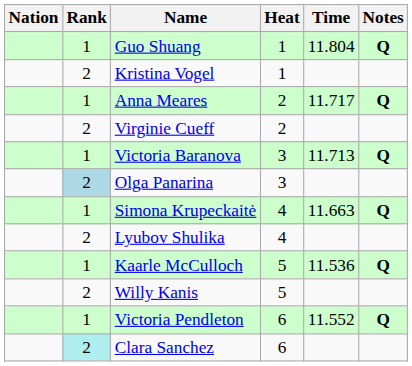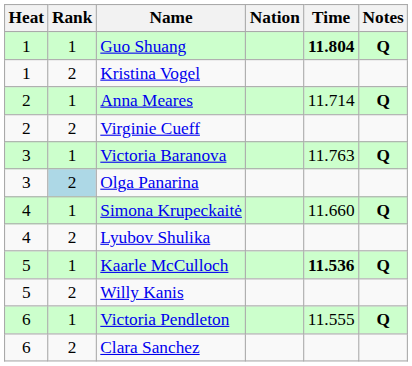columns swapped: (282, 18) <-> (33, 18)
(331, 45) normal -> (331, 45) bold
(331, 100) 11.717 -> (331, 100) 11.714
(331, 155) 11.713 -> (331, 155) 11.763
(331, 210) 11.663 -> (331, 210) 11.660
(331, 264) normal -> (331, 264) bold
(331, 319) 11.552 -> (331, 319) 11.555
(87, 347) paleturquoise background -> (72, 347) no background
